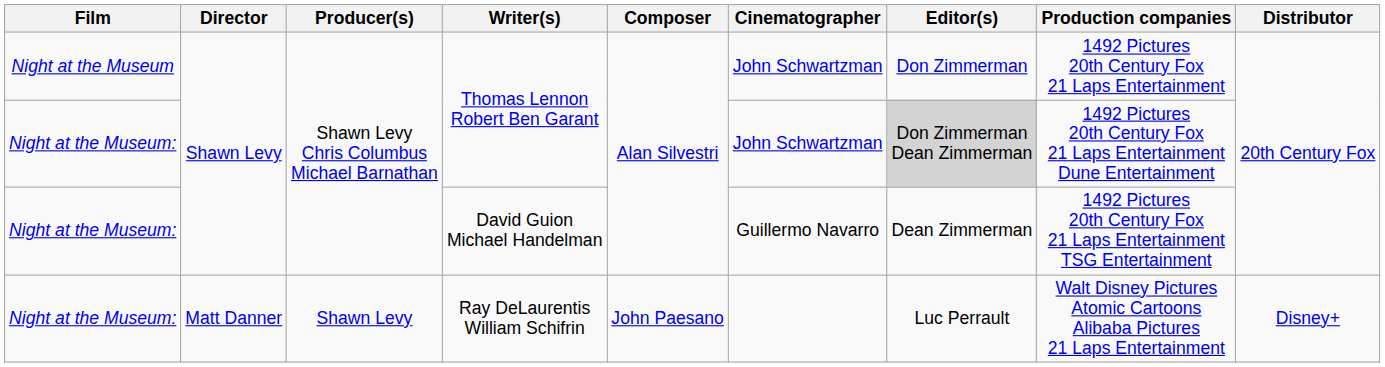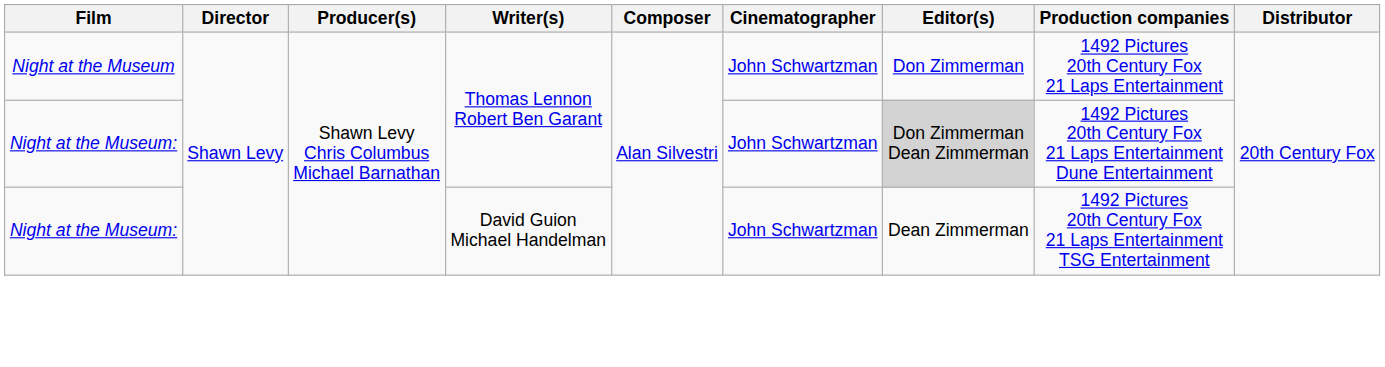(808, 230) Guillermo Navarro -> (803, 230) John Schwartzman
- row: (93, 318)
